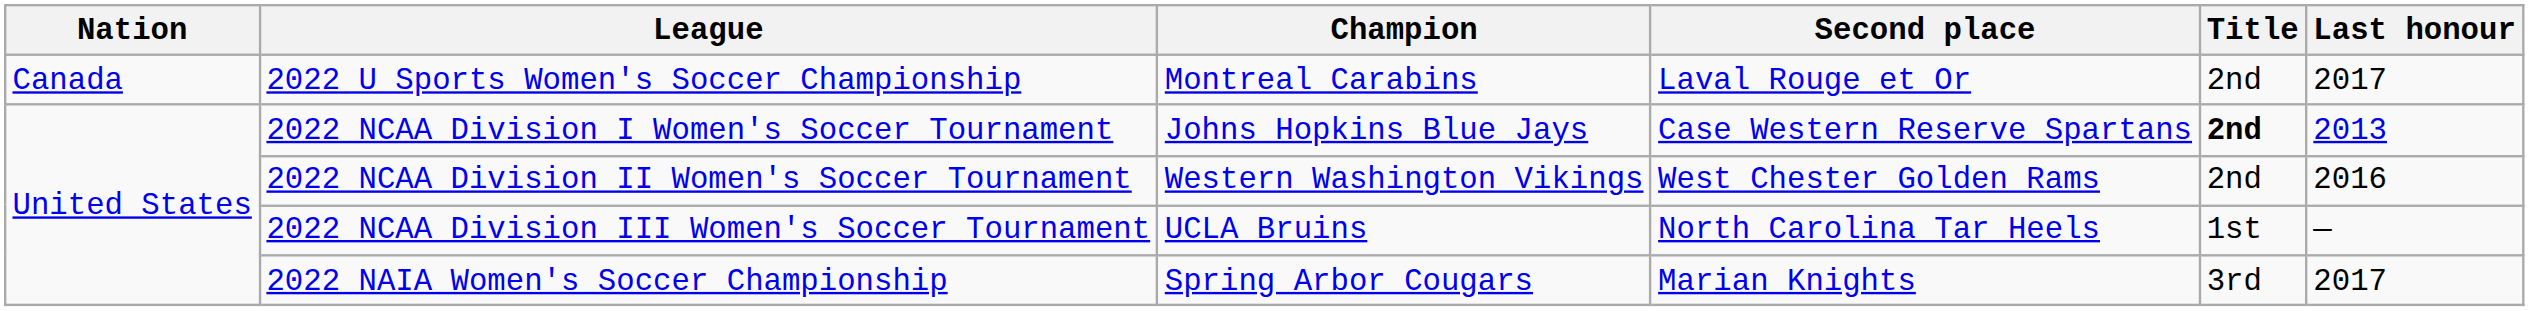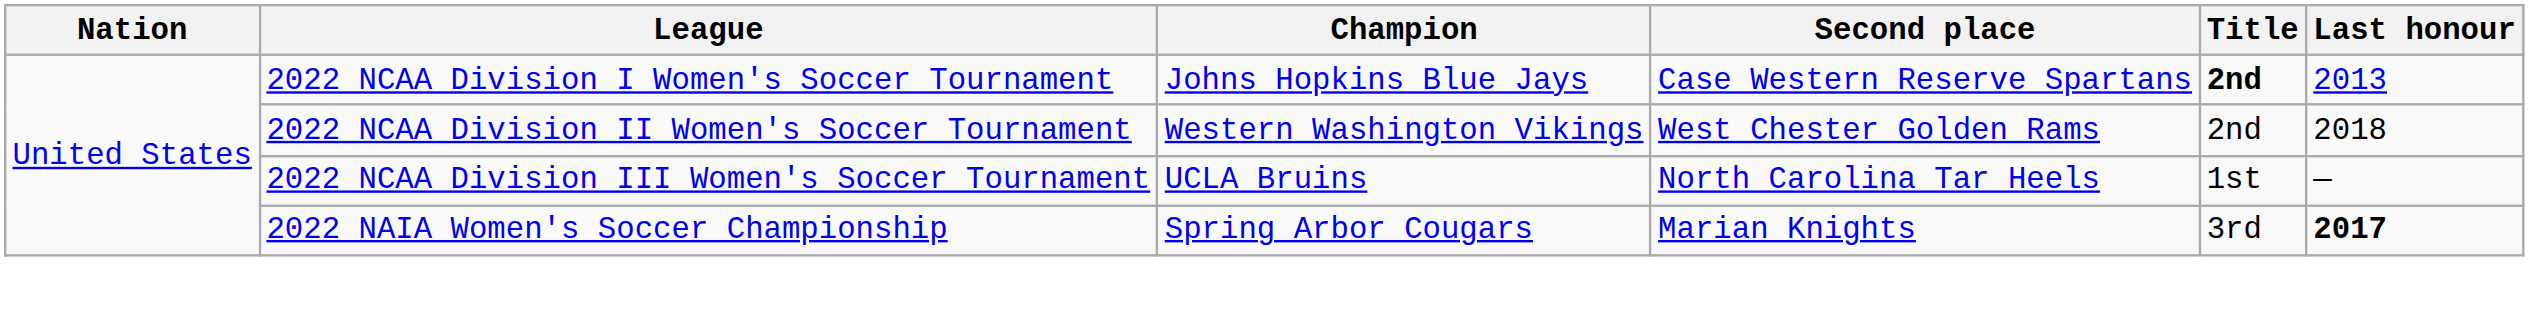- row: (644, 80)
(2350, 180) 2016 -> (2350, 130) 2018
(2350, 280) normal -> (2350, 230) bold
